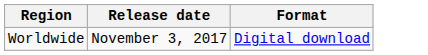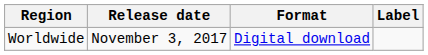+ column: (398, 16)
